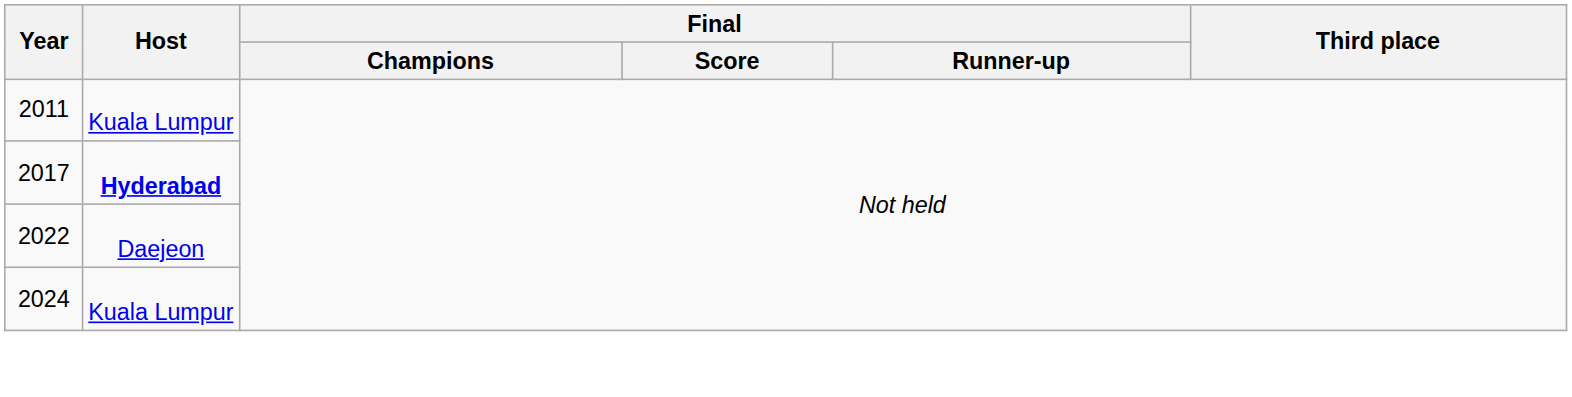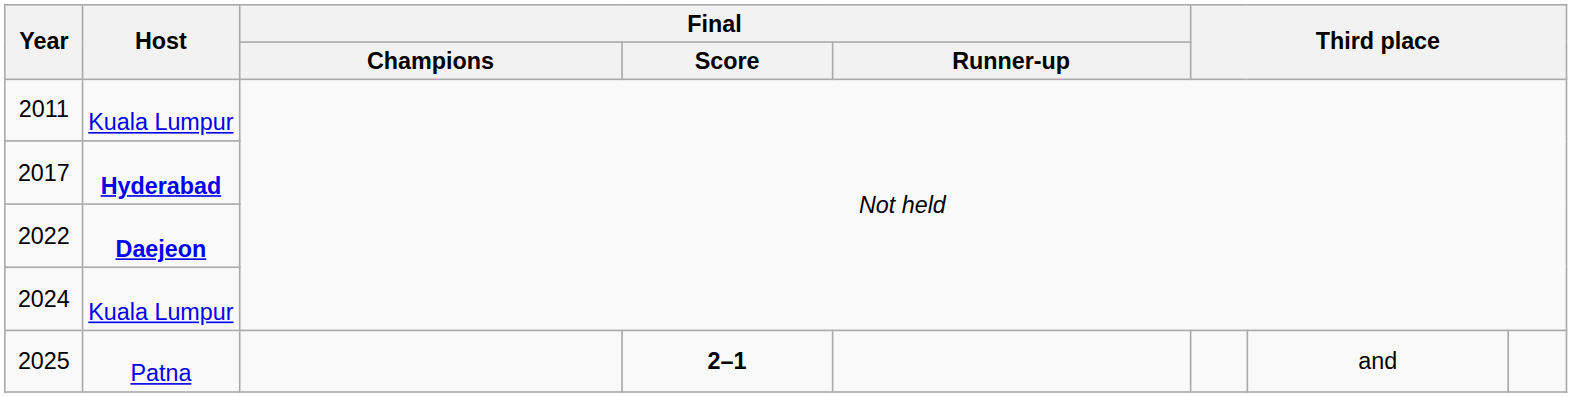(161, 249) normal -> (161, 249) bold
+ row: (44, 361)
